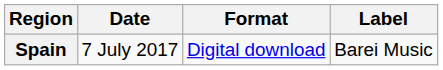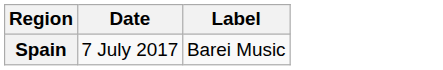- column: (256, 19)
